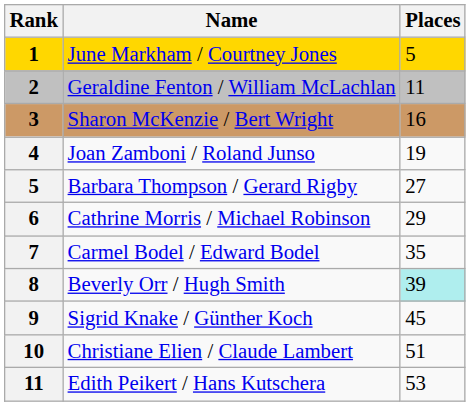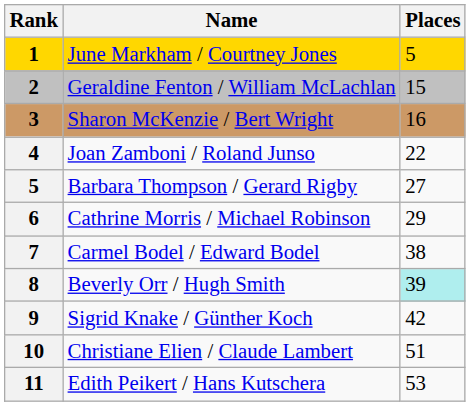(415, 86) 11 -> (416, 86) 15
(416, 152) 19 -> (416, 152) 22
(416, 251) 35 -> (416, 251) 38
(416, 317) 45 -> (416, 317) 42
